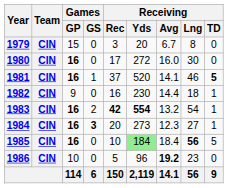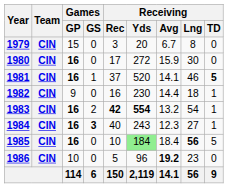(169, 61) 16.0 -> (169, 61) 15.9
(115, 126) 20 -> (115, 126) 40
(142, 126) 273 -> (142, 126) 243
